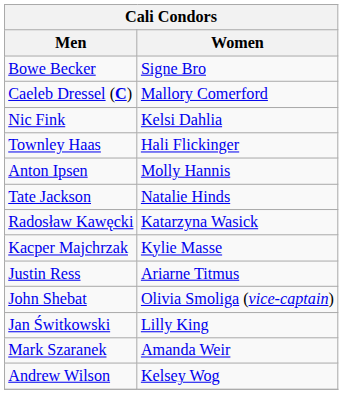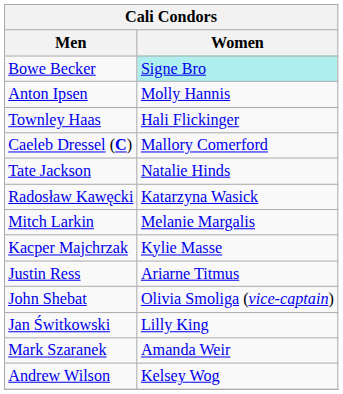(173, 68) no background -> (173, 68) paleturquoise background
rows swapped: (70, 94) <-> (48, 171)
- row: (37, 119)
+ row: (51, 222)
